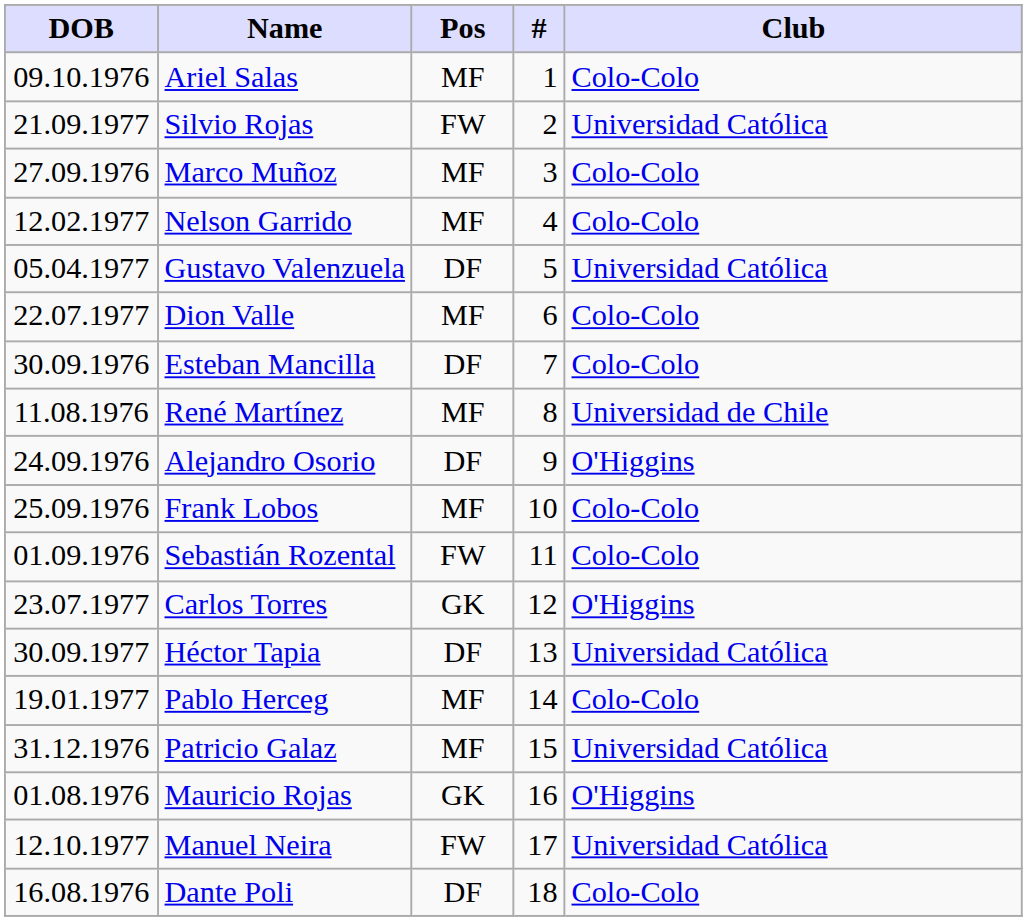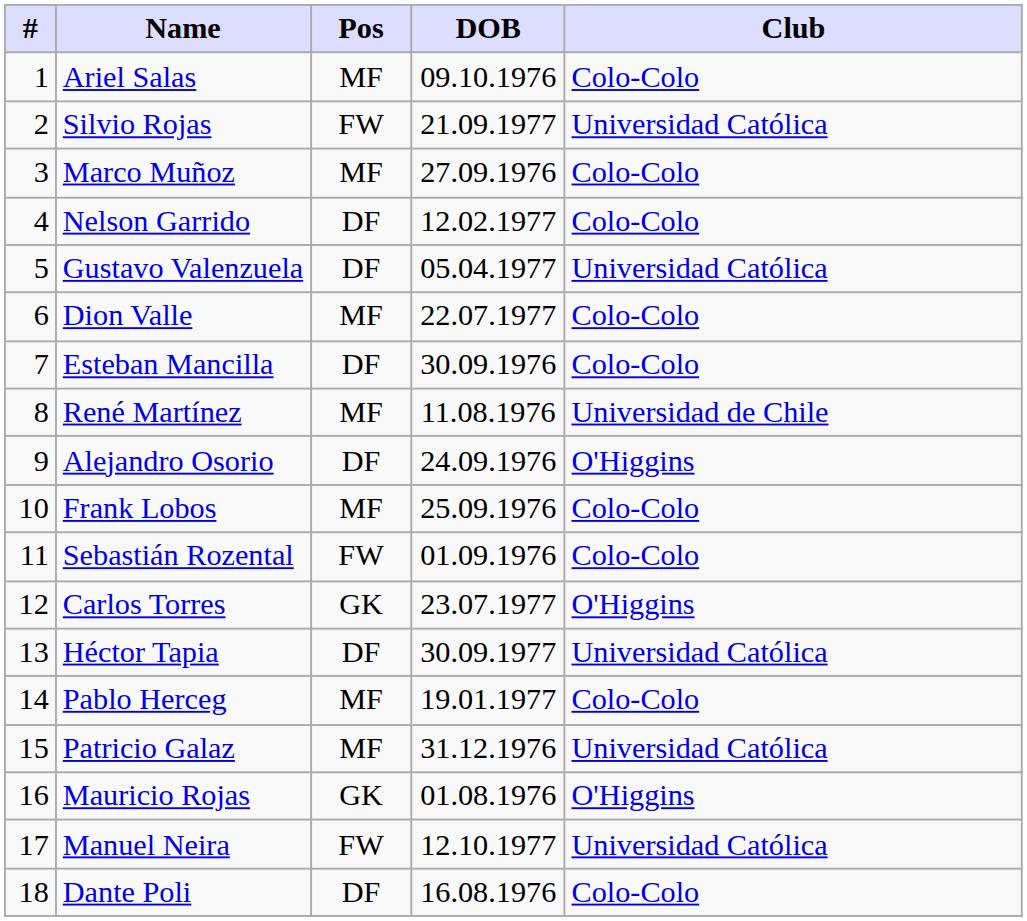columns swapped: (539, 28) <-> (81, 28)
(463, 220) MF -> (361, 220) DF
